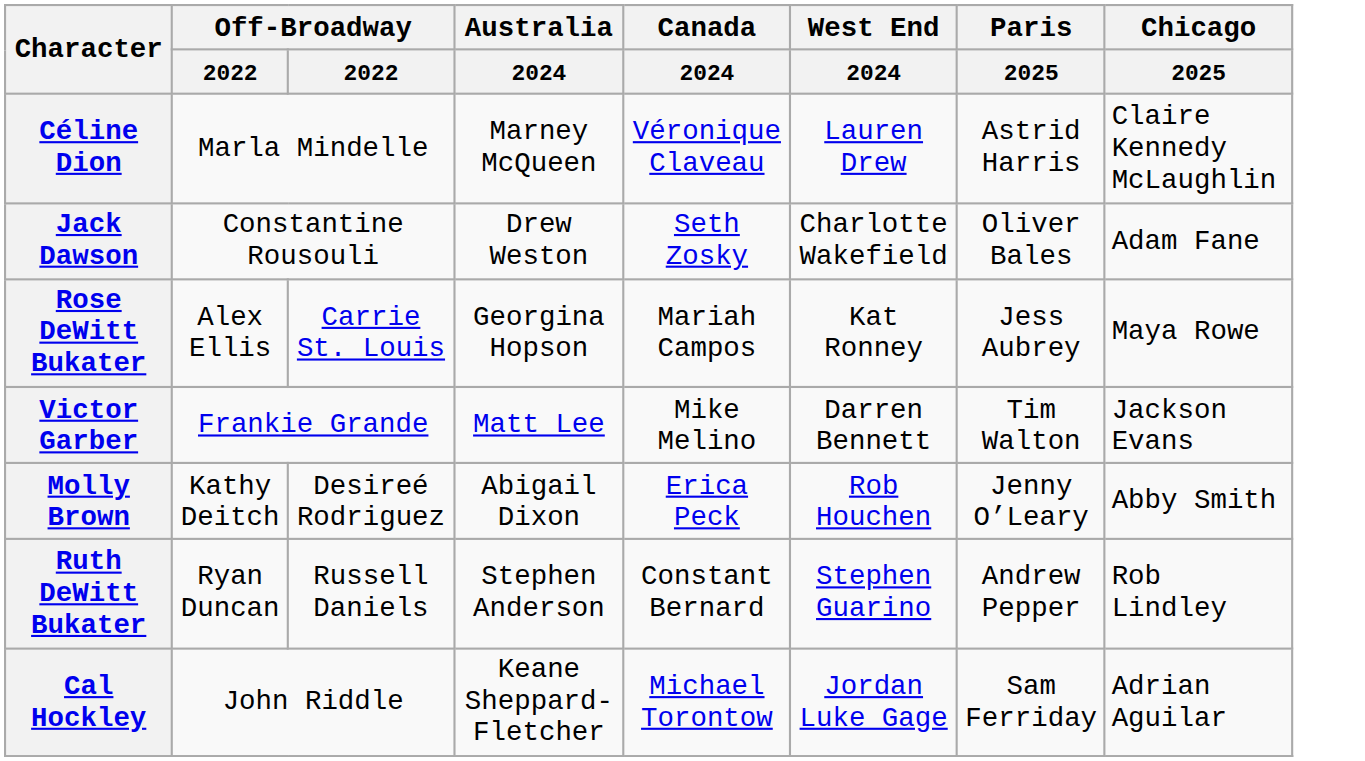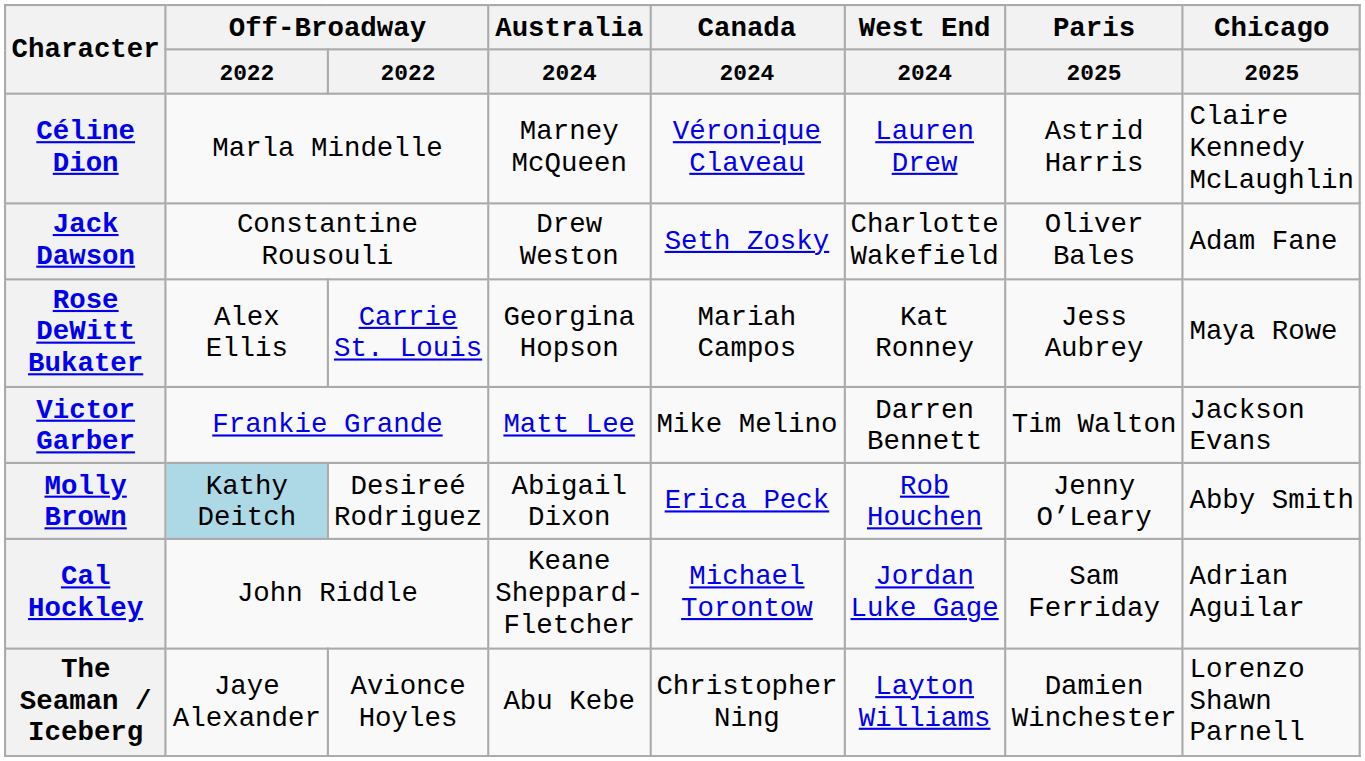(230, 501) no background -> (247, 501) lightblue background
- row: (89, 594)
+ row: (86, 702)
